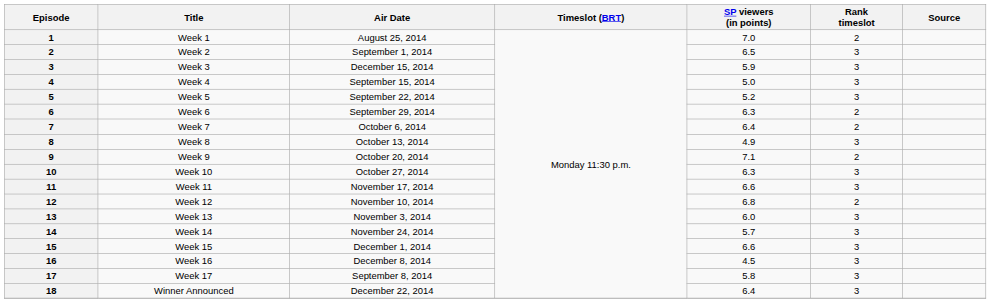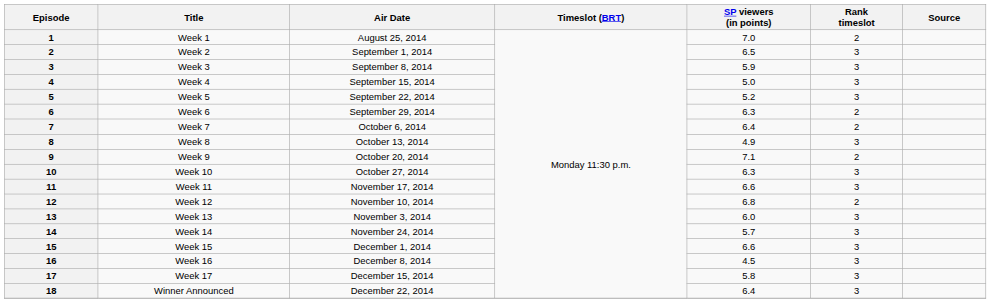(392, 67) December 15, 2014 -> (392, 67) September 8, 2014
(392, 276) September 8, 2014 -> (392, 276) December 15, 2014
